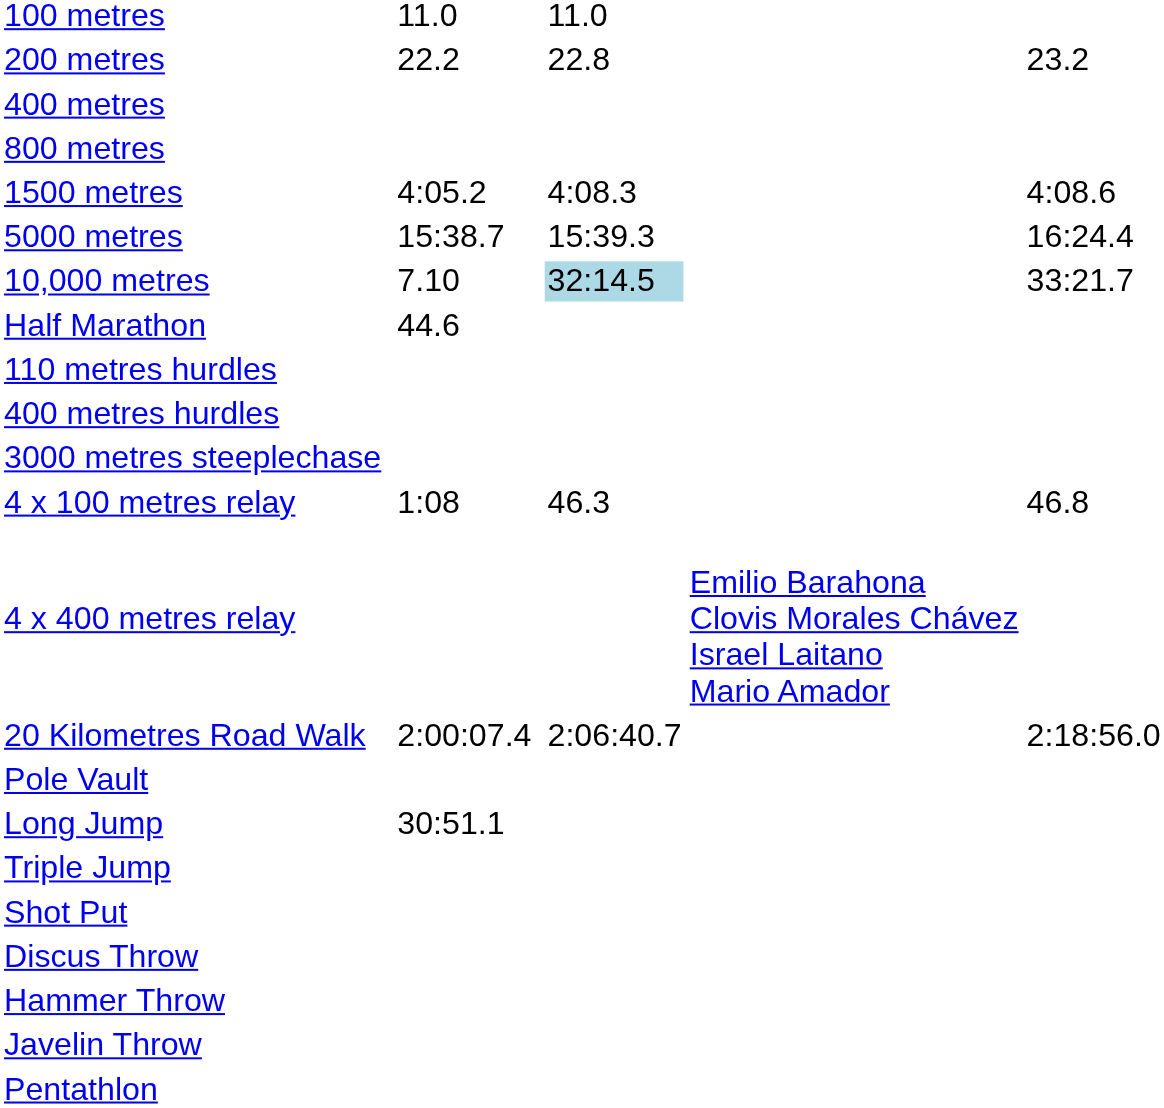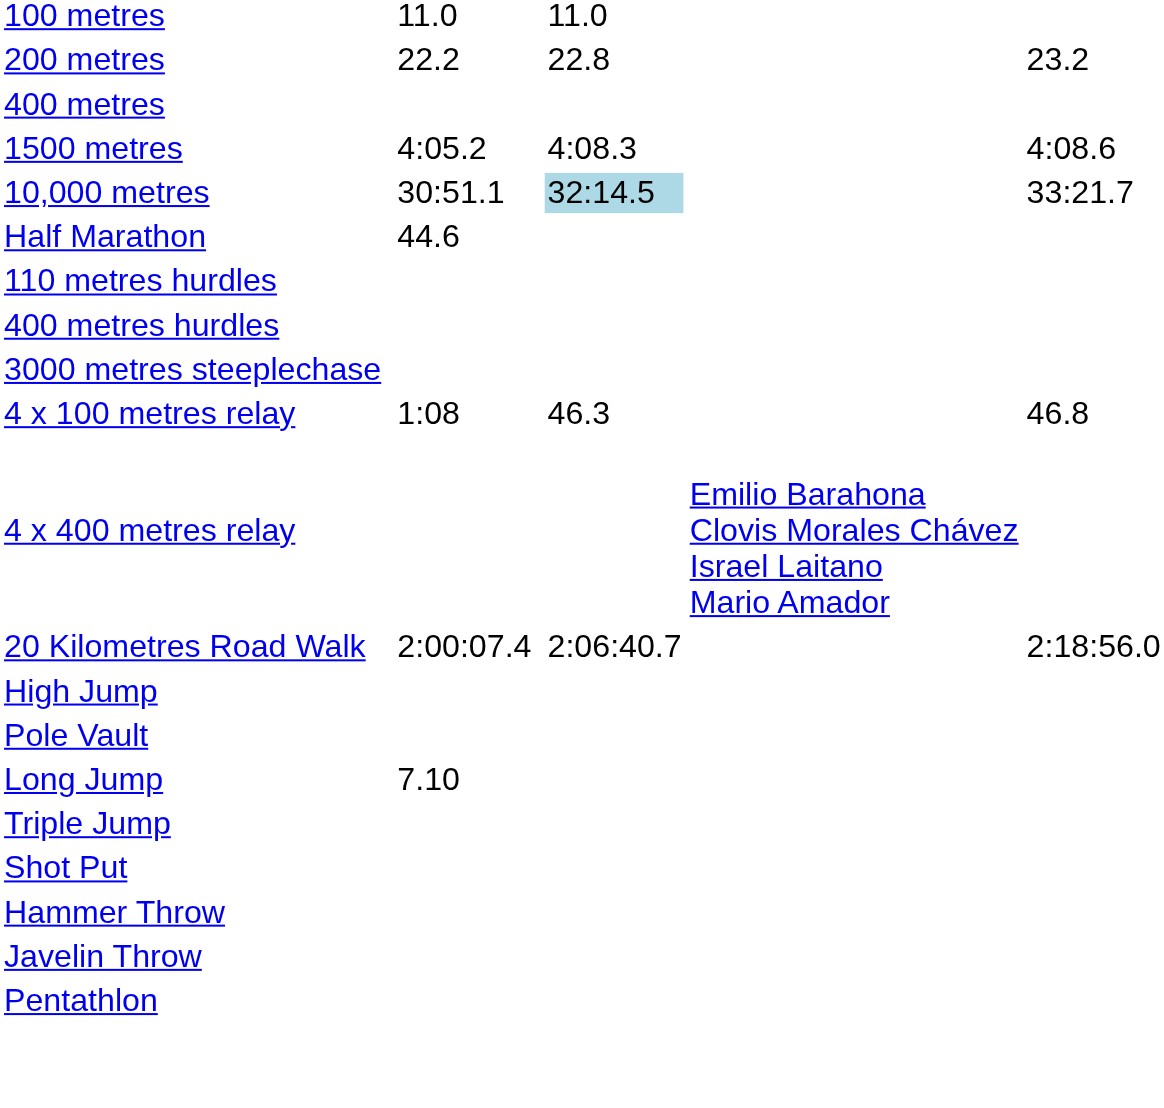- row: (84, 148)
- row: (93, 236)
(429, 280) 7.10 -> (451, 192) 30:51.1
+ row: (81, 690)
(451, 823) 30:51.1 -> (429, 779) 7.10
- row: (101, 956)
